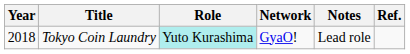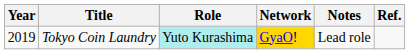(22, 37) 2018 -> (22, 37) 2019
(278, 37) no background -> (278, 37) gold background
